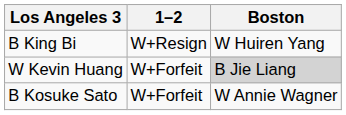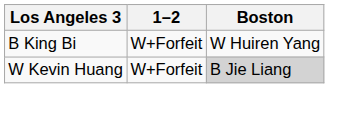(169, 43) W+Resign -> (166, 43) W+Forfeit
- row: (63, 95)
